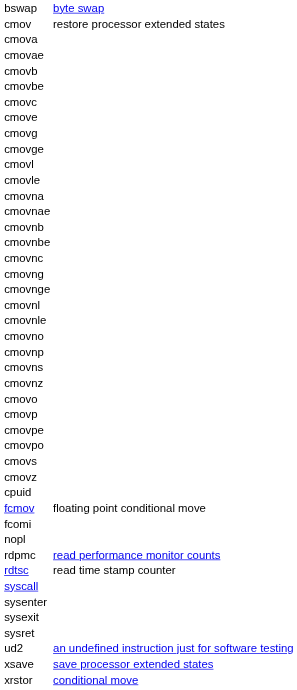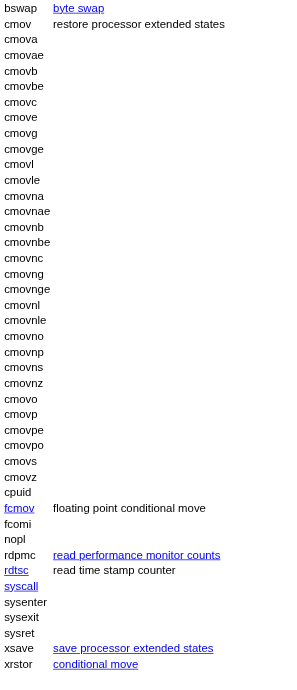- row: (14, 649)
